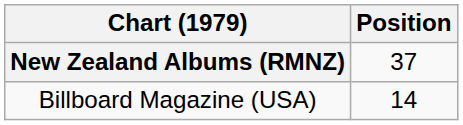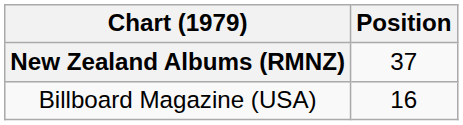(404, 100) 14 -> (404, 100) 16
